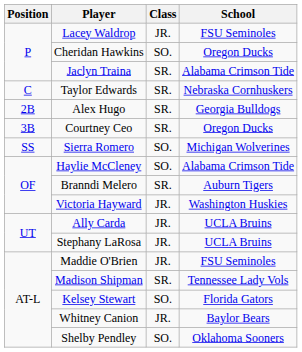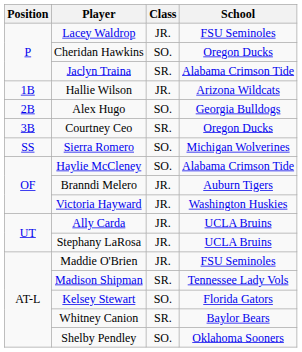- row: (99, 90)
+ row: (99, 90)
(163, 109) SR. -> (163, 109) SO.
(163, 185) SR. -> (163, 185) JR.
(163, 318) JR. -> (163, 318) SR.
